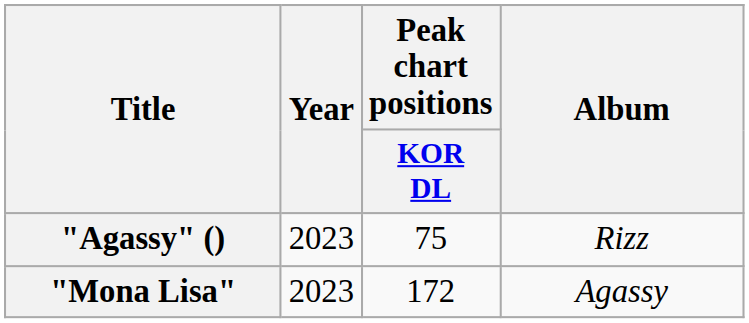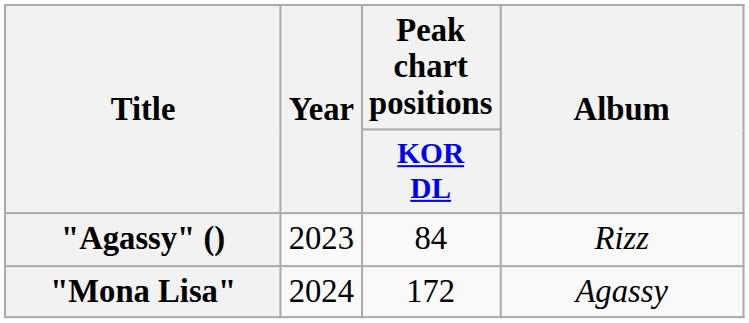(431, 238) 75 -> (431, 238) 84
(321, 290) 2023 -> (321, 290) 2024
